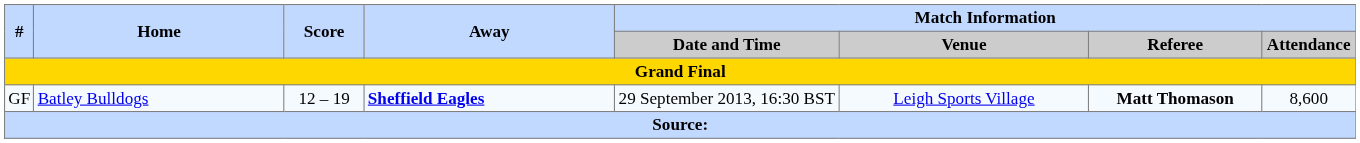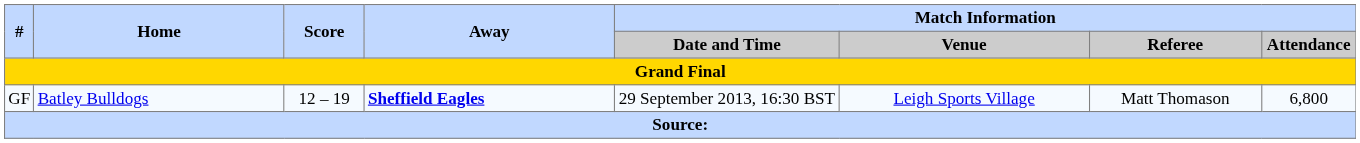(1175, 98) bold -> (1175, 98) normal
(1309, 98) 8,600 -> (1309, 98) 6,800
